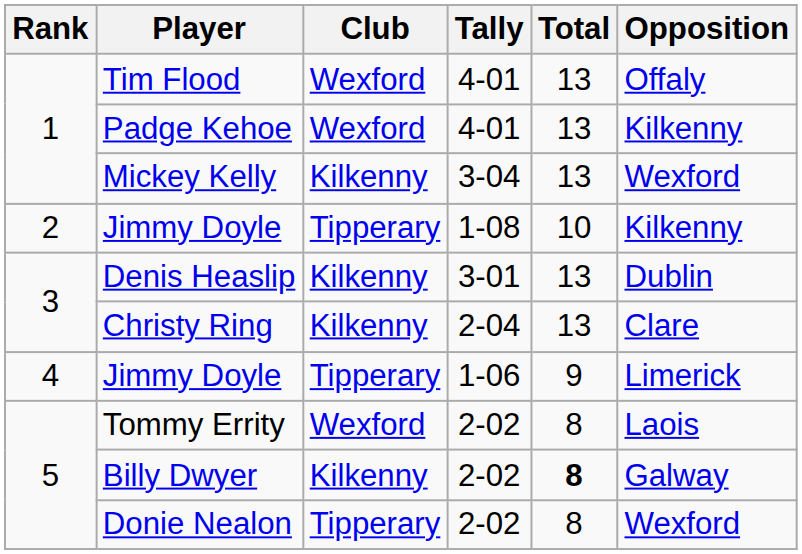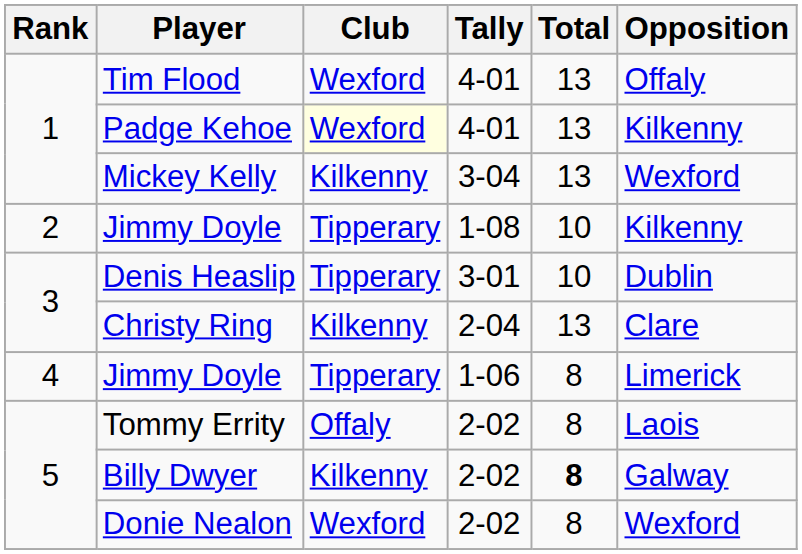(368, 128) no background -> (368, 128) lightyellow background
(369, 276) Kilkenny -> (375, 276) Tipperary
(574, 276) 13 -> (574, 276) 10
(574, 375) 9 -> (574, 375) 8
(368, 425) Wexford -> (350, 425) Offaly
(375, 524) Tipperary -> (368, 524) Wexford
